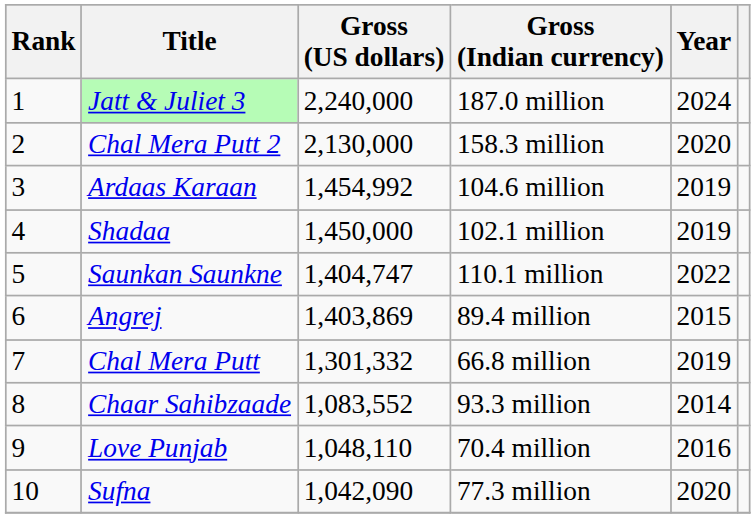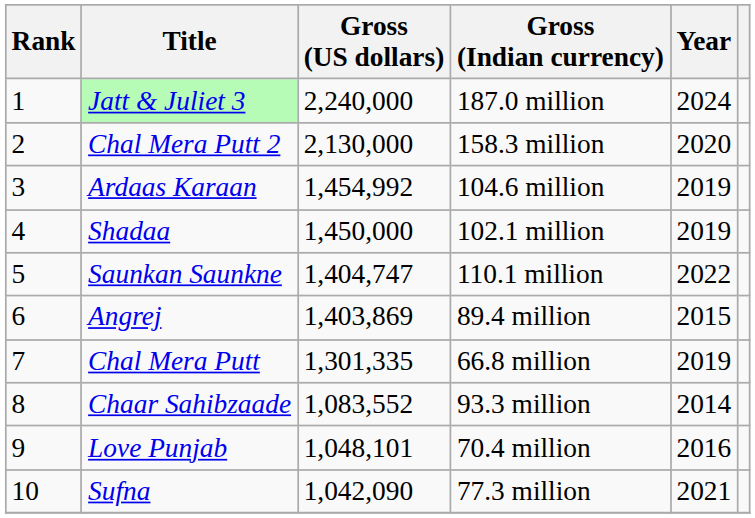(358, 360) 1,301,332 -> (358, 360) 1,301,335
(358, 447) 1,048,110 -> (358, 447) 1,048,101
(704, 490) 2020 -> (704, 490) 2021
